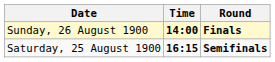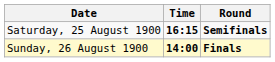rows swapped: (84, 48) <-> (78, 30)
